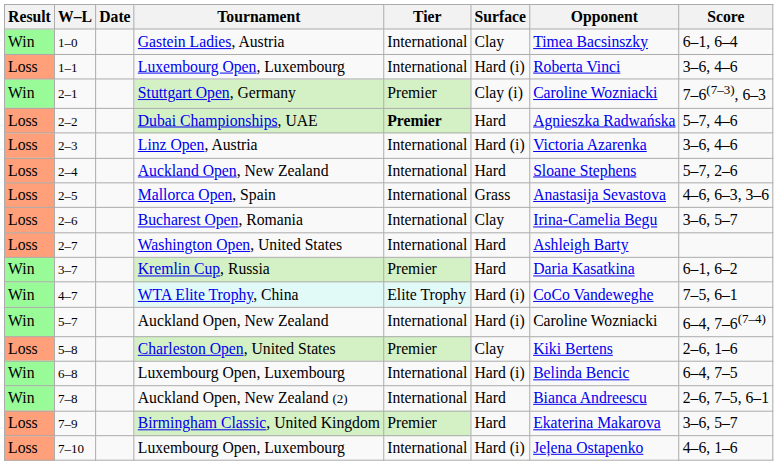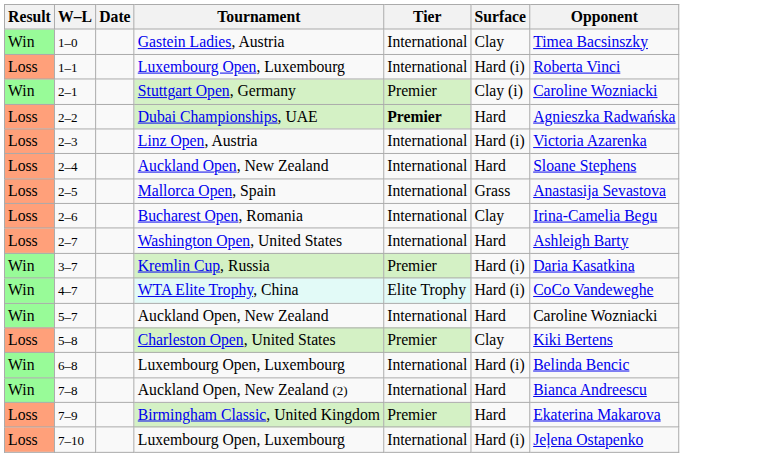- column: (726, 16)
(490, 269) Hard -> (500, 265) Hard (i)
(500, 321) Hard (i) -> (490, 315) Hard
